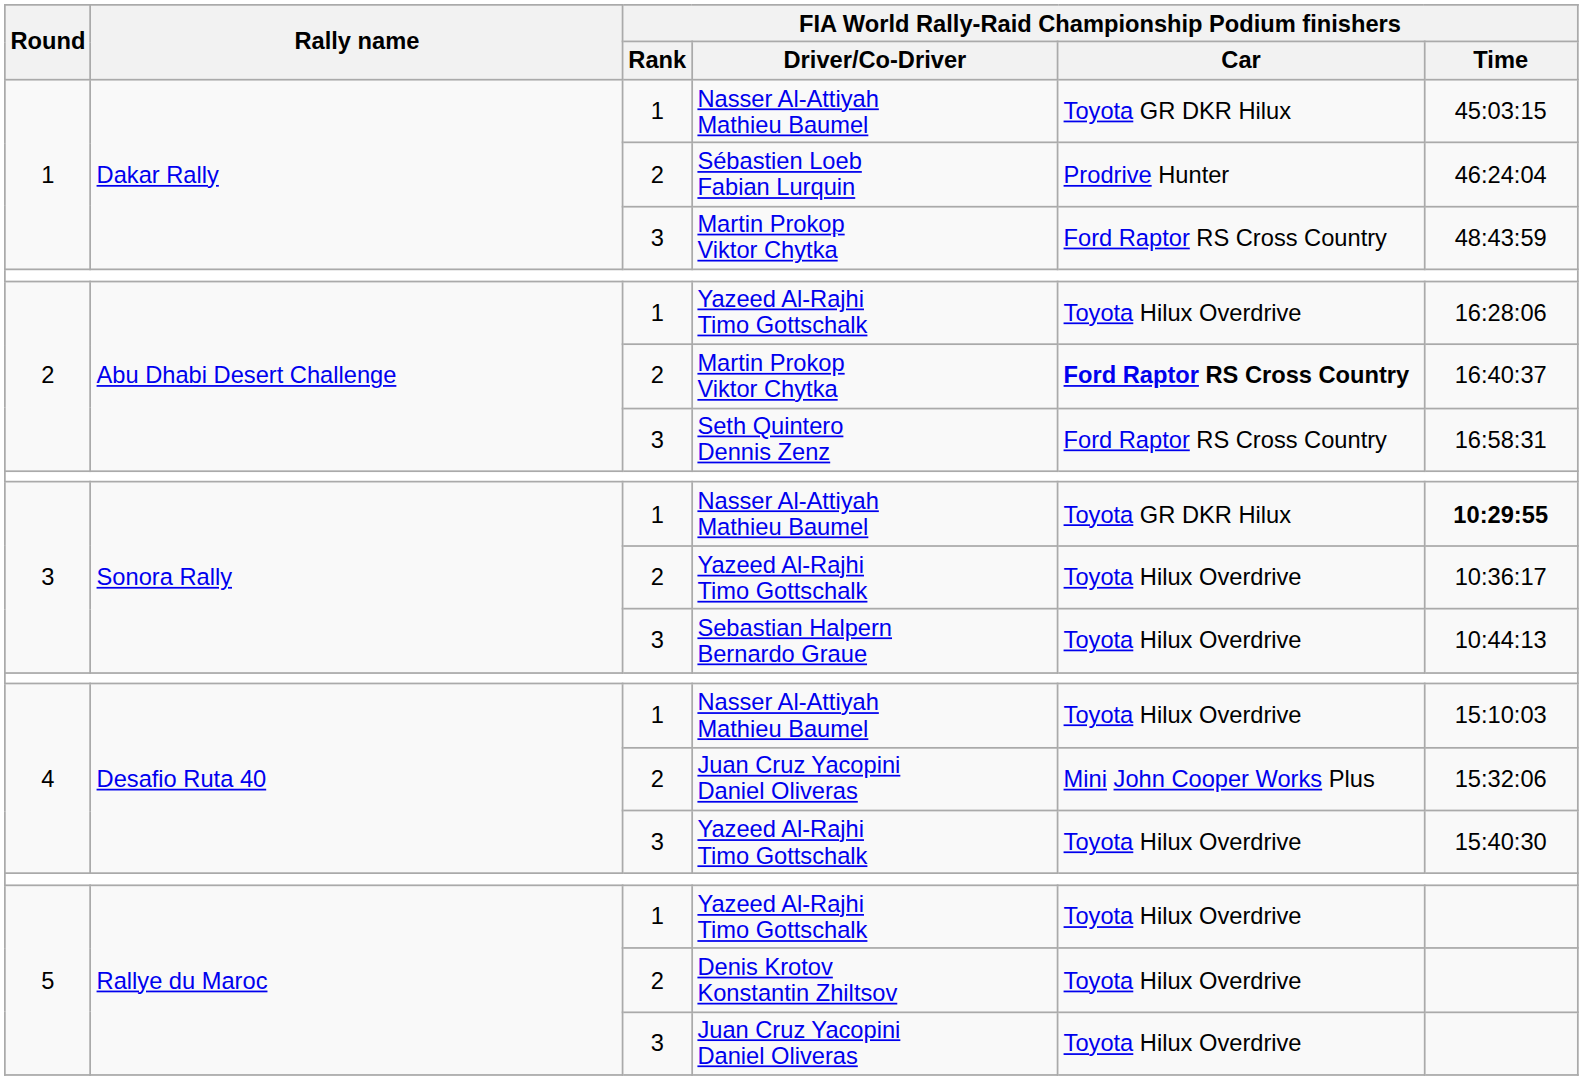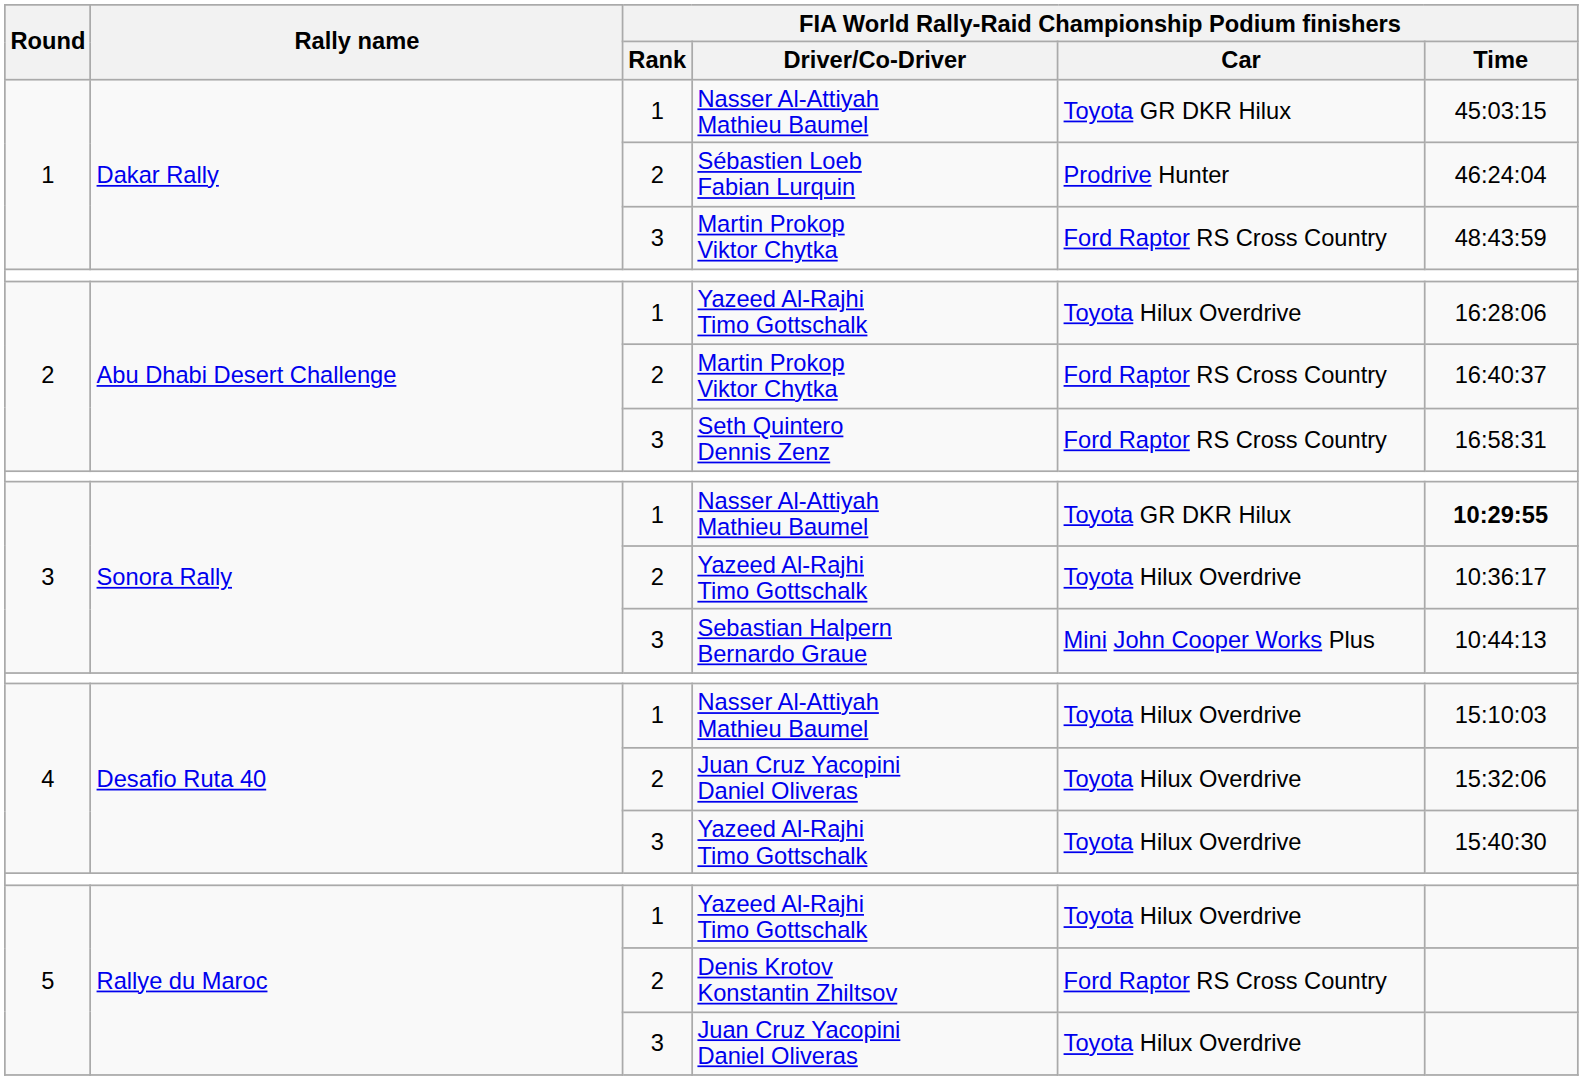(1236, 376) bold -> (1225, 376) normal
(1183, 640) Toyota Hilux Overdrive -> (1219, 640) Mini John Cooper Works Plus
(1219, 778) Mini John Cooper Works Plus -> (1183, 778) Toyota Hilux Overdrive
(1183, 980) Toyota Hilux Overdrive -> (1225, 980) Ford Raptor RS Cross Country
